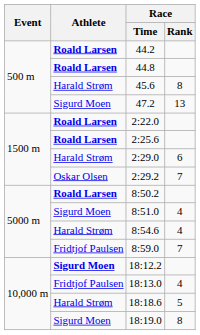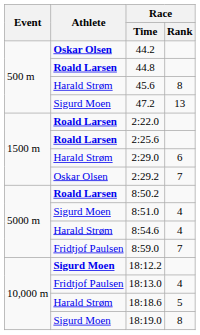(85, 50) Roald Larsen -> (83, 50) Oskar Olsen
